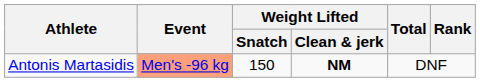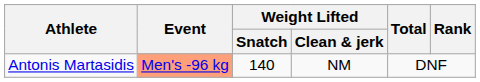(262, 66) 150 -> (262, 66) 140
(339, 66) bold -> (339, 66) normal
